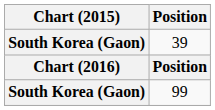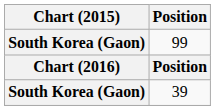rows swapped: (180, 42) <-> (180, 92)
